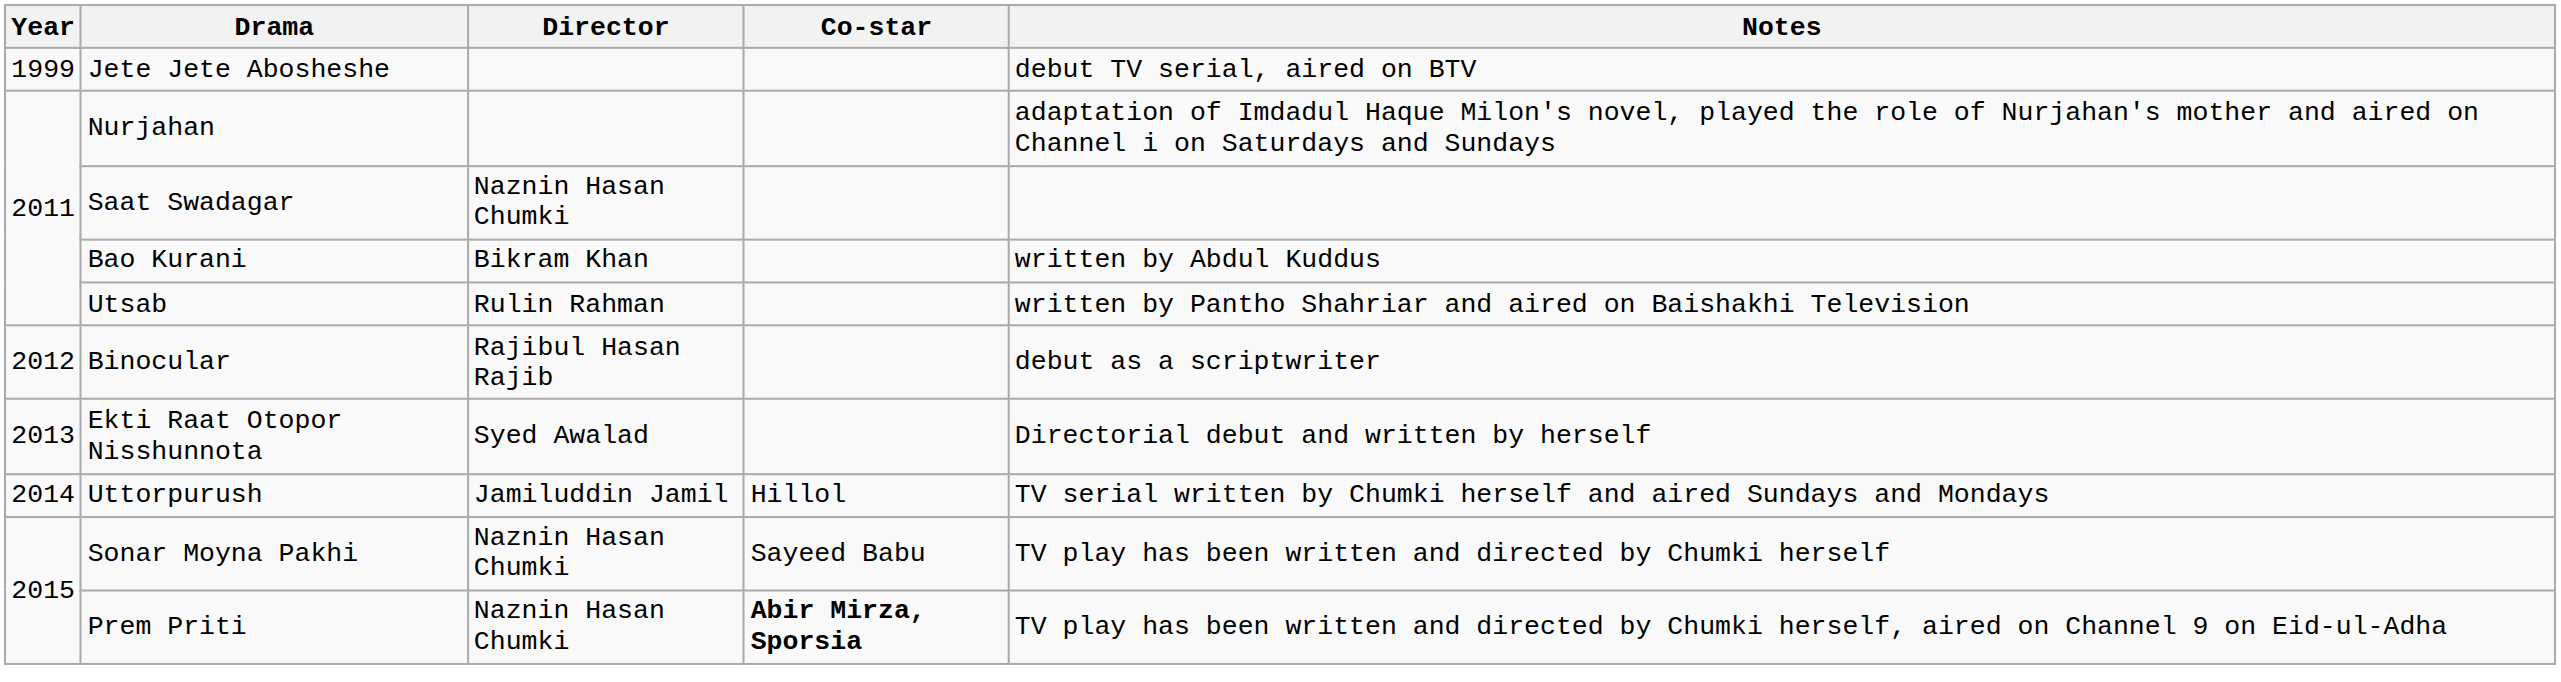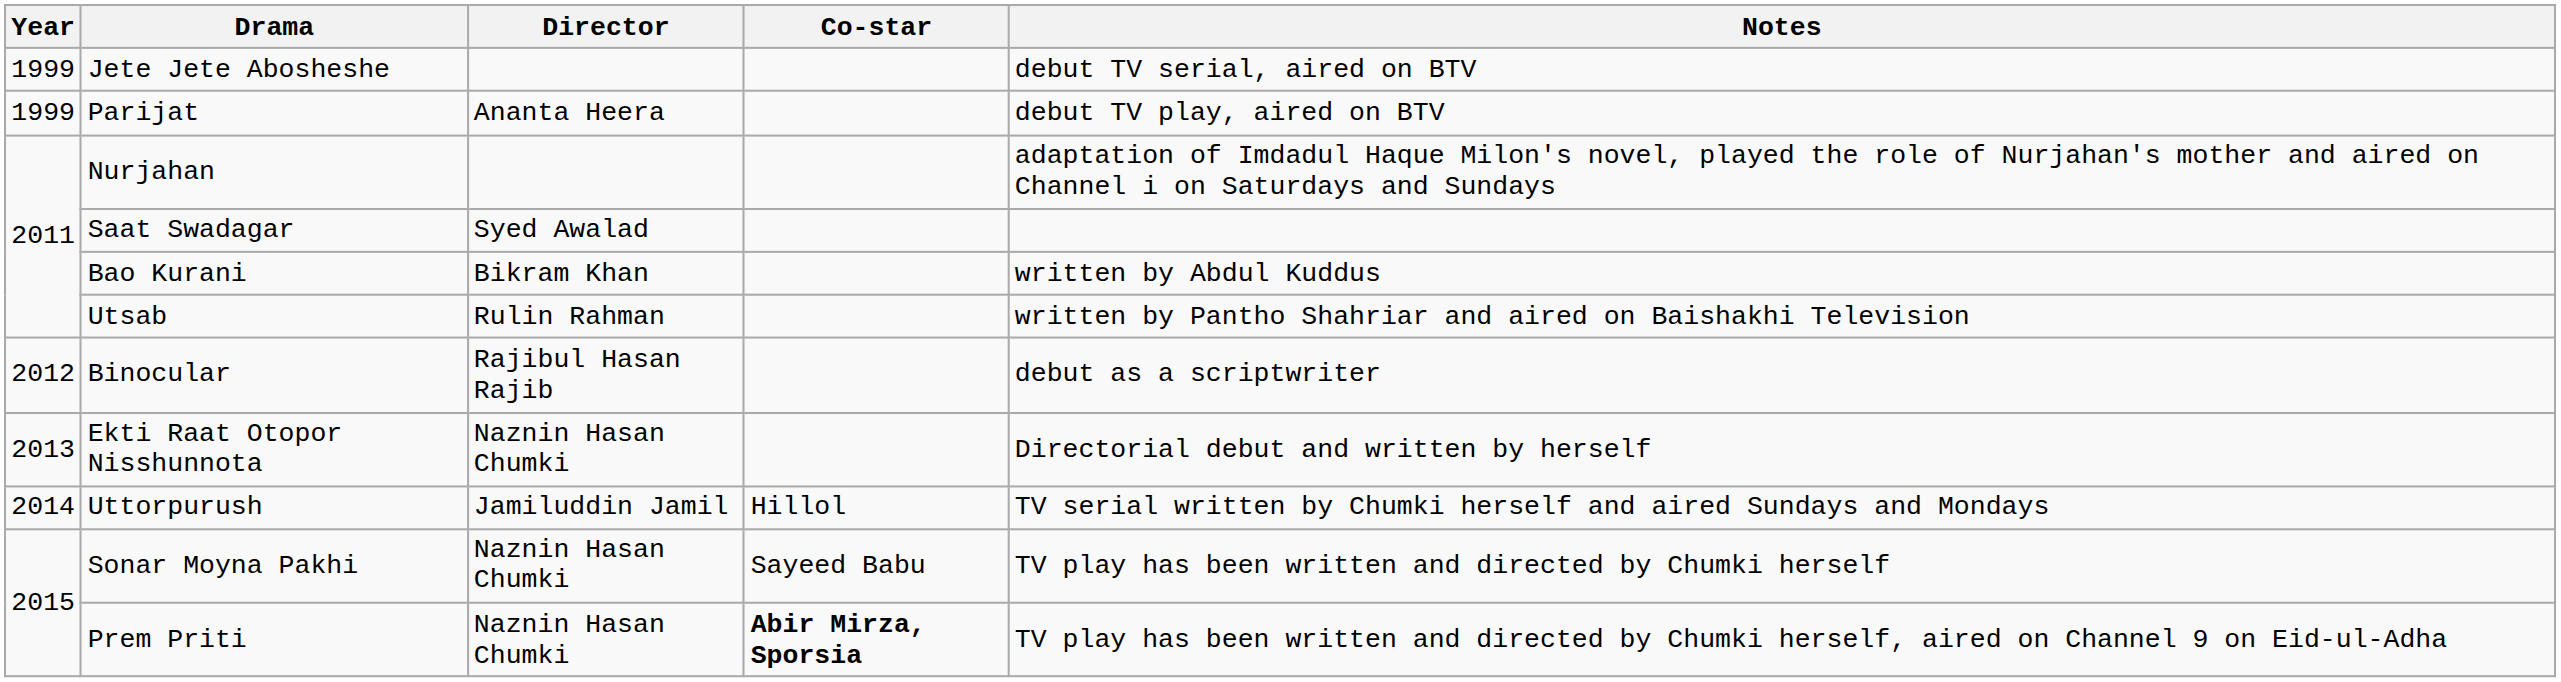+ row: (143, 113)
(569, 202) Naznin Hasan Chumki -> (561, 230) Syed Awalad
(561, 436) Syed Awalad -> (569, 449) Naznin Hasan Chumki
